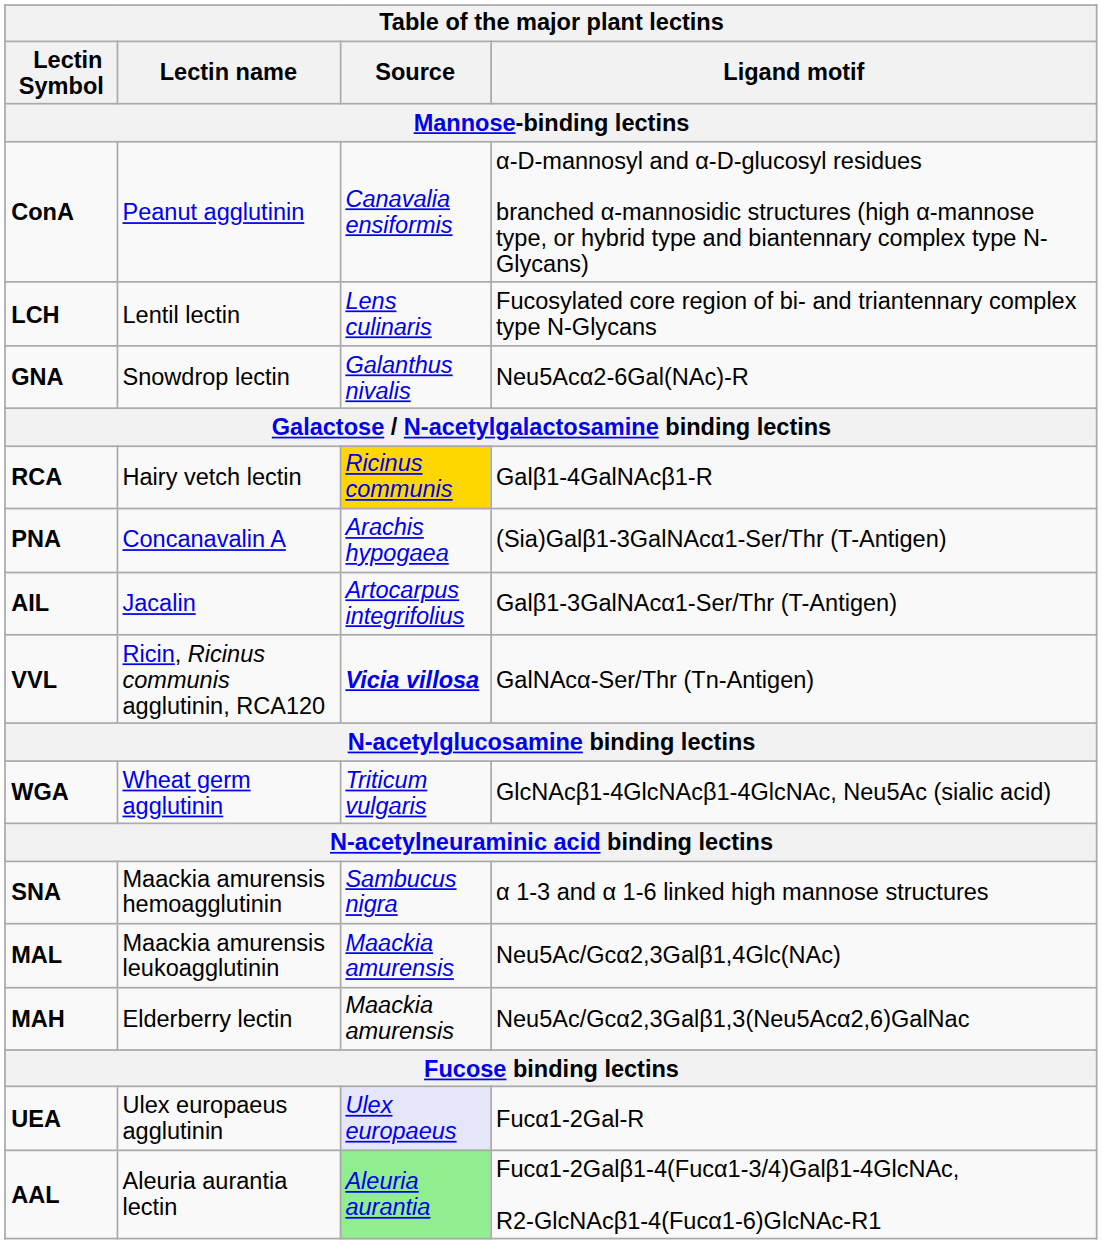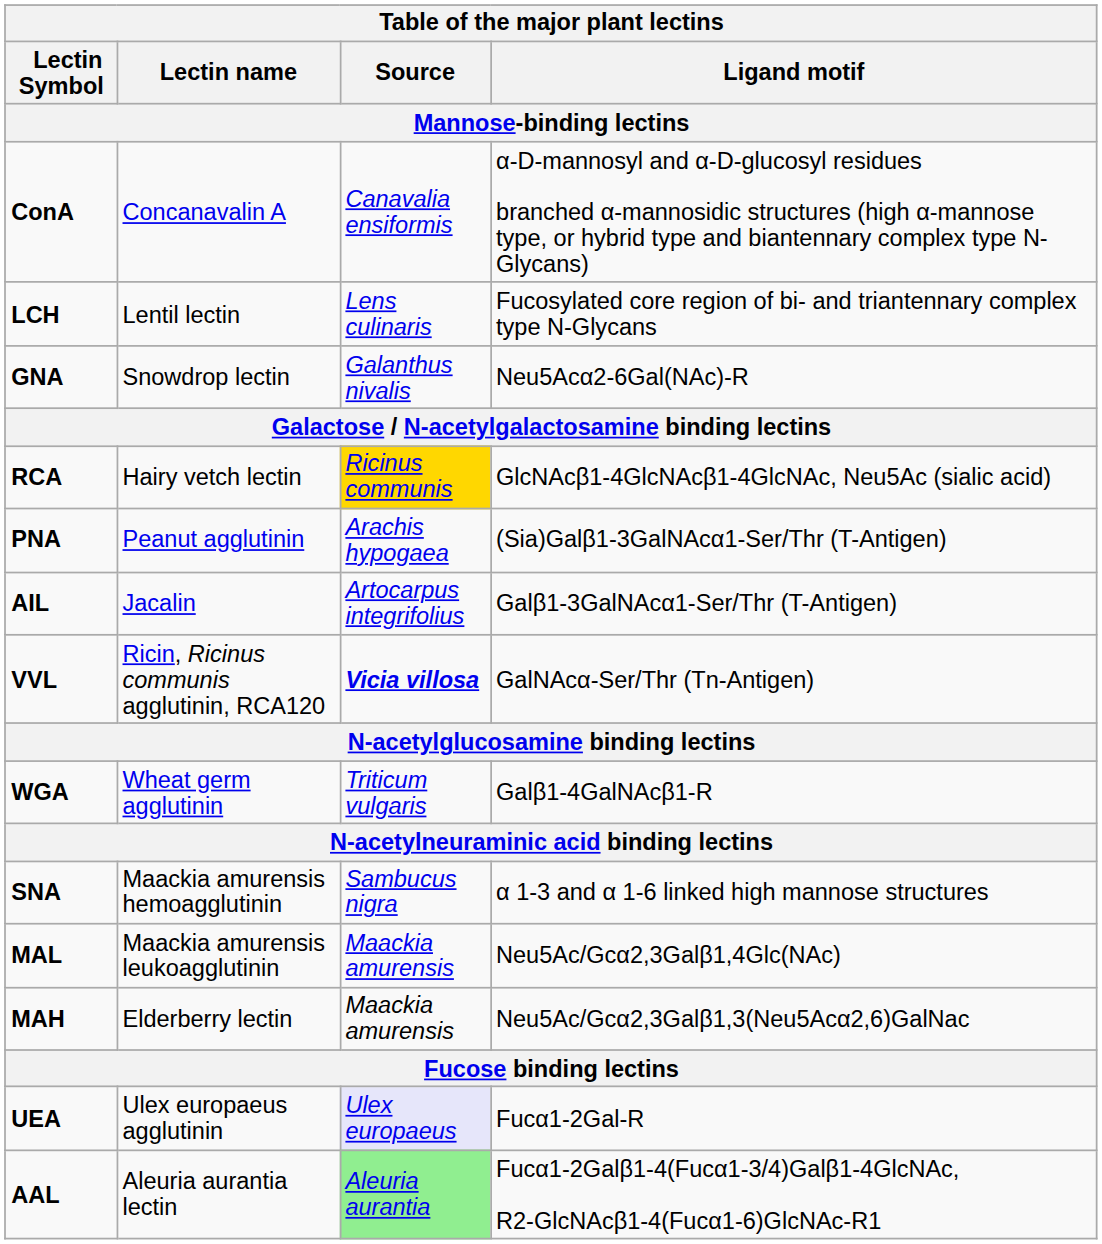(213, 212) Peanut agglutinin -> (204, 212) Concanavalin A
(604, 477) Galβ1-4GalNAcβ1-R -> (774, 477) GlcNAcβ1-4GlcNAcβ1-4GlcNAc, Neu5Ac (sialic acid)
(204, 540) Concanavalin A -> (213, 540) Peanut agglutinin
(774, 792) GlcNAcβ1-4GlcNAcβ1-4GlcNAc, Neu5Ac (sialic acid) -> (604, 792) Galβ1-4GalNAcβ1-R
